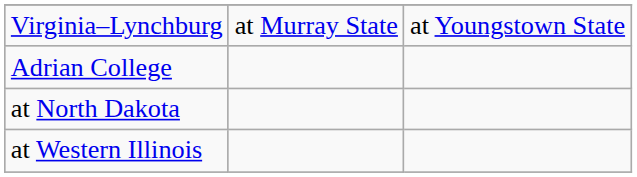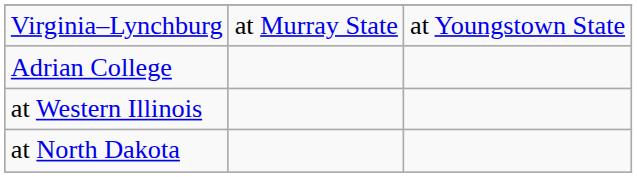rows swapped: (107, 150) <-> (95, 108)
